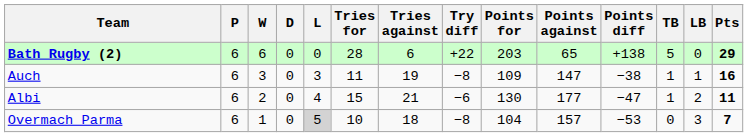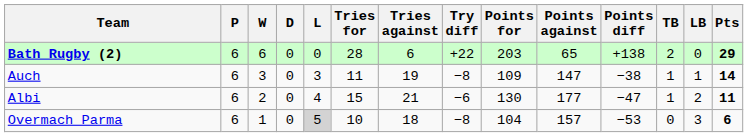(670, 54) 5 -> (670, 54) 2
(727, 76) 16 -> (727, 76) 14
(727, 120) 7 -> (727, 120) 6
